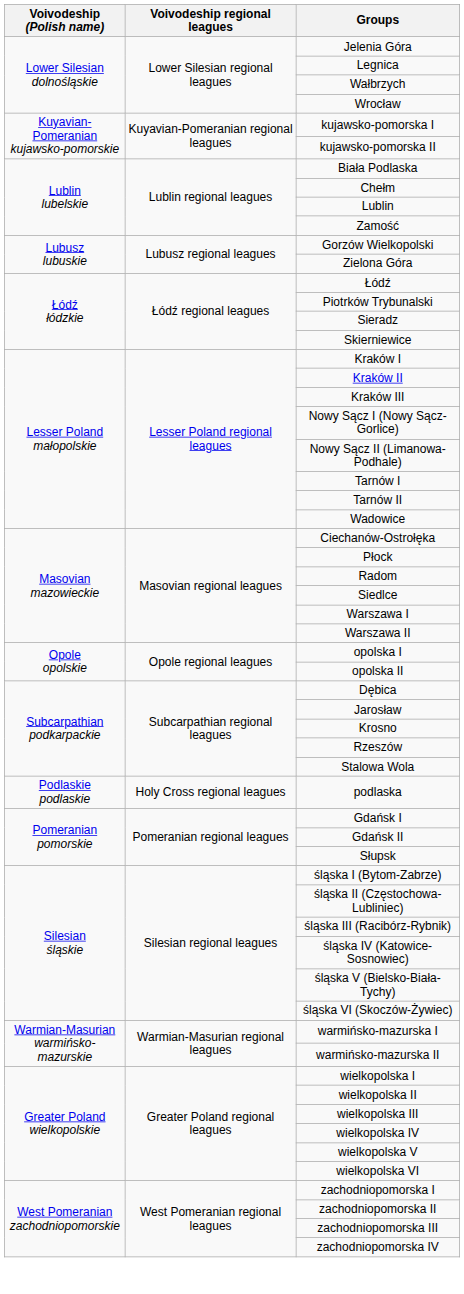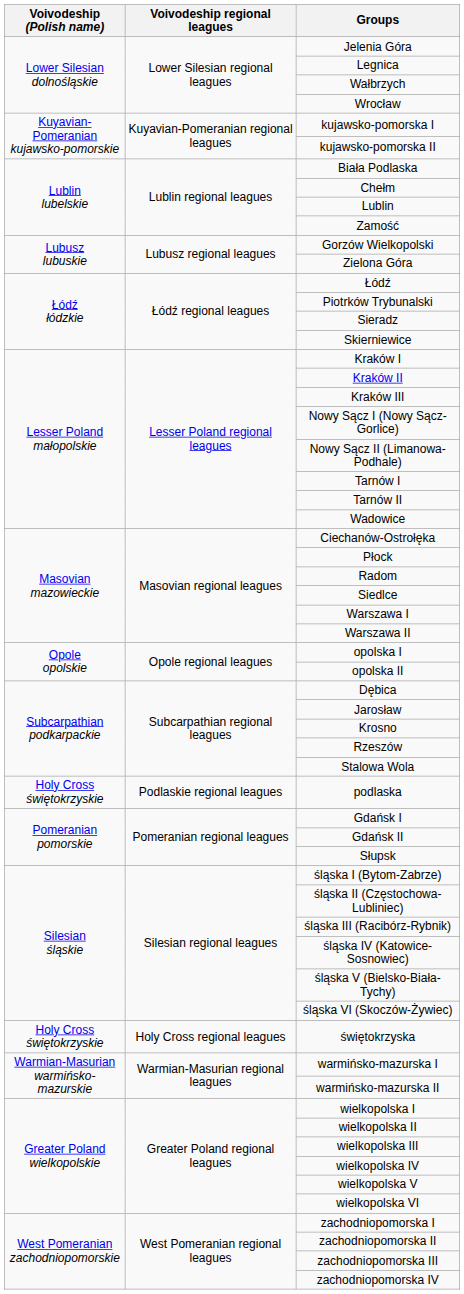(65, 792) Podlaskie podlaskie -> (65, 792) Holy Cross świętokrzyskie
(211, 792) Holy Cross regional leagues -> (211, 792) Podlaskie regional leagues
+ row: (378, 1036)
